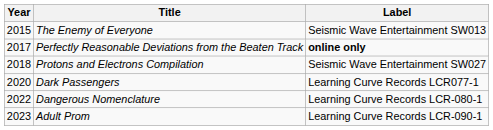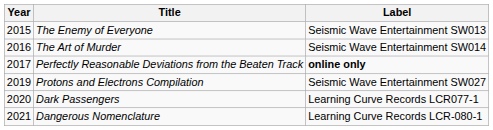+ row: (78, 47)
(19, 64) 2018 -> (19, 82) 2019
(19, 99) 2022 -> (19, 116) 2021
- row: (63, 116)
